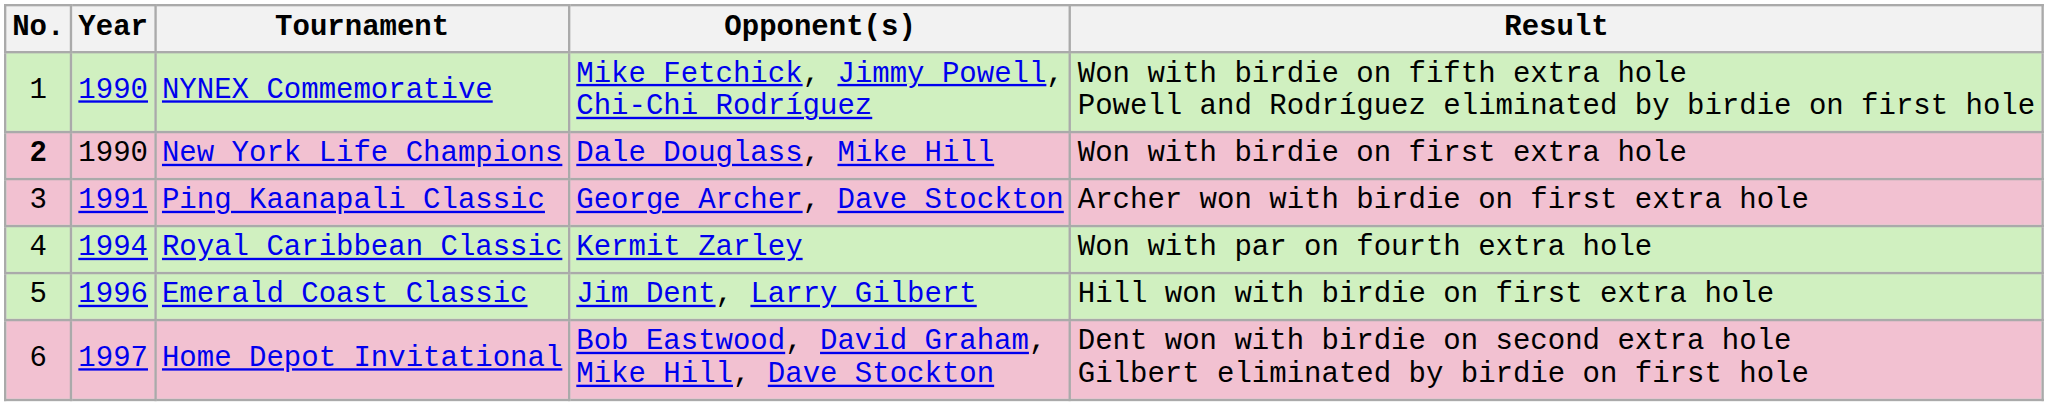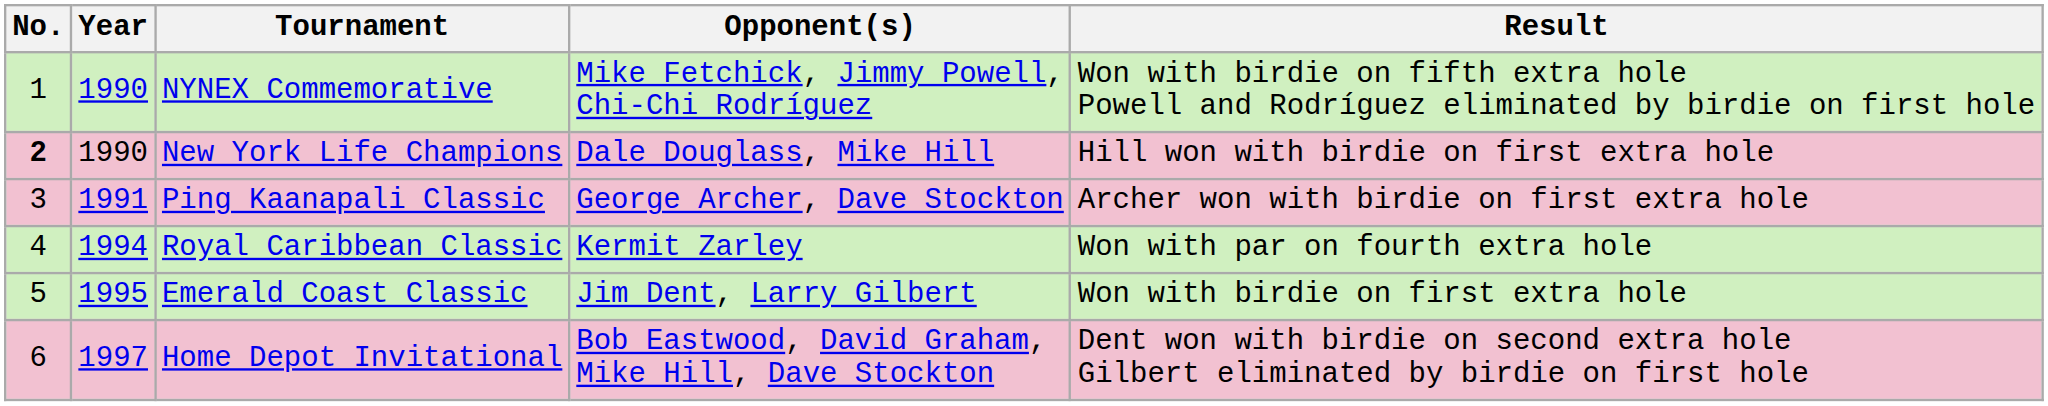(1382, 156) Won with birdie on first extra hole -> (1426, 156) Hill won with birdie on first extra hole
(113, 296) 1996 -> (113, 296) 1995
(1426, 296) Hill won with birdie on first extra hole -> (1382, 296) Won with birdie on first extra hole
